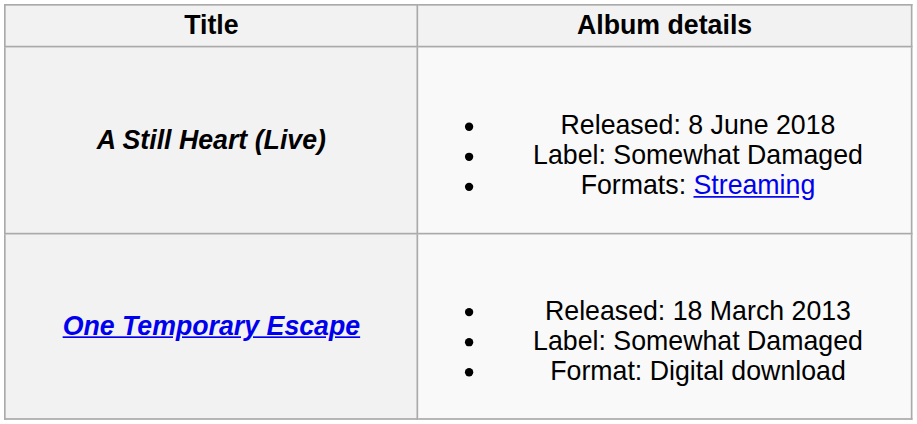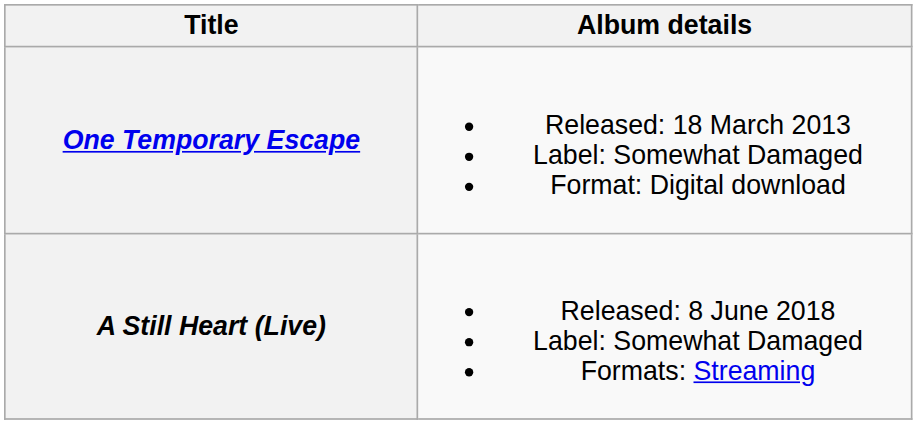rows swapped: (211, 325) <-> (211, 139)
